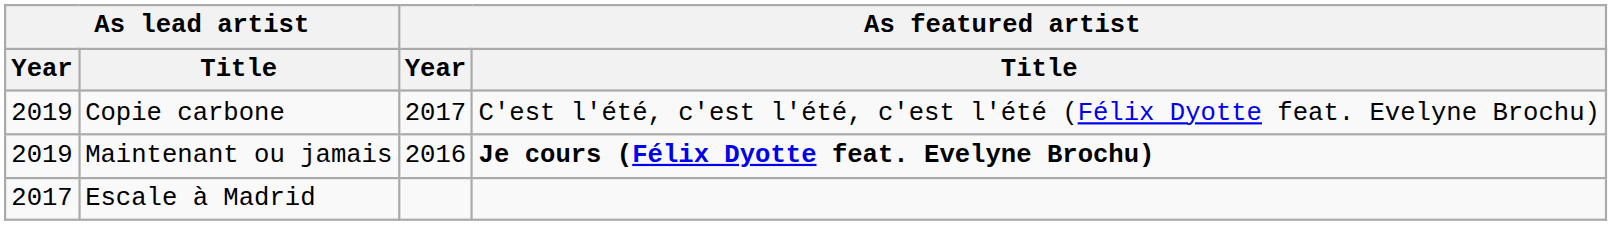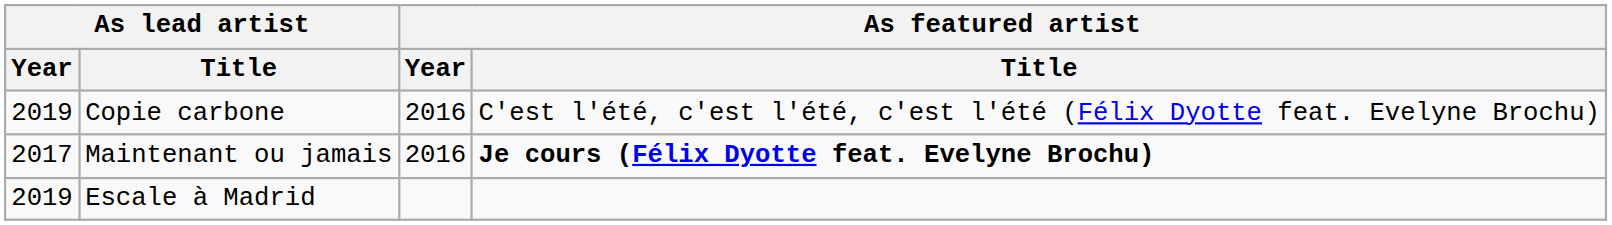(435, 112) 2017 -> (435, 112) 2016
(42, 155) 2019 -> (42, 155) 2017
(42, 198) 2017 -> (42, 198) 2019
